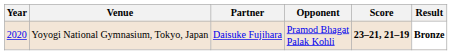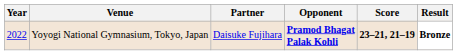(17, 35) 2020 -> (17, 35) 2022
(318, 35) normal -> (321, 35) bold
